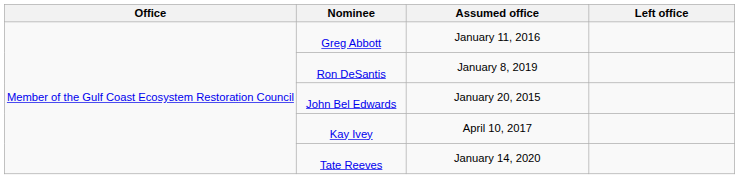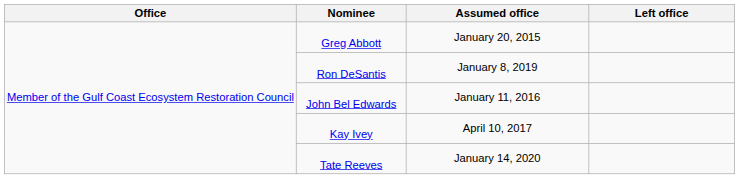(497, 37) January 11, 2016 -> (497, 37) January 20, 2015
(497, 98) January 20, 2015 -> (497, 98) January 11, 2016
